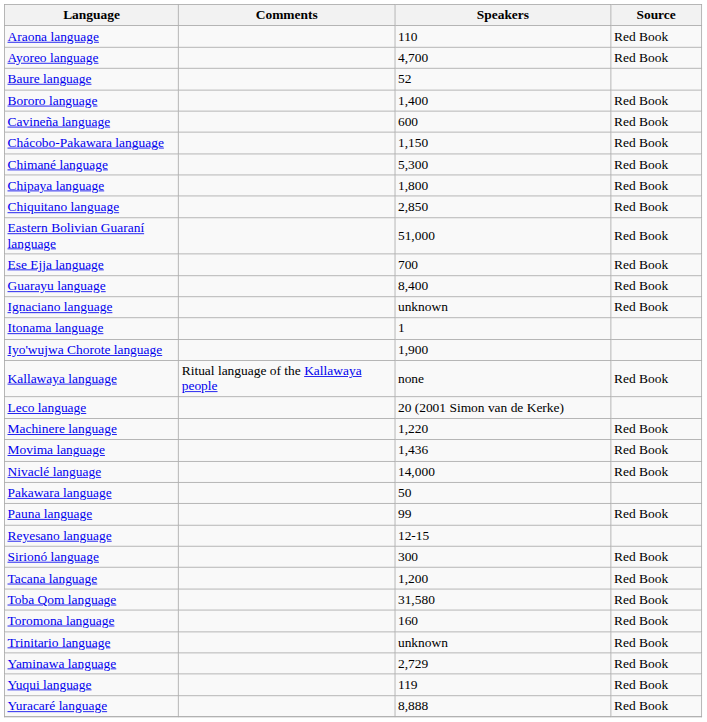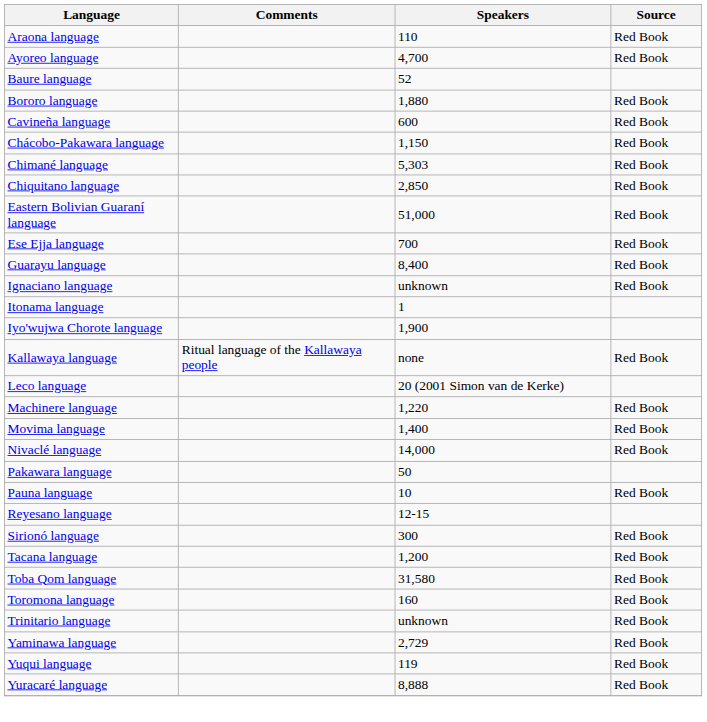(413, 100) 1,400 -> (413, 100) 1,880
(413, 164) 5,300 -> (413, 164) 5,303
- row: (56, 185)
(413, 450) 1,436 -> (413, 429) 1,400
(405, 514) 99 -> (405, 493) 10
